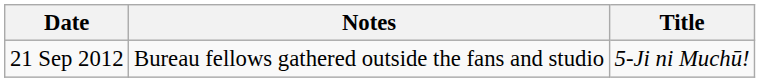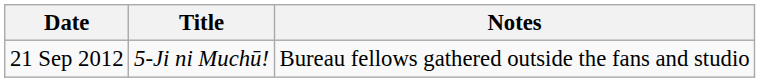columns swapped: (682, 22) <-> (369, 22)
